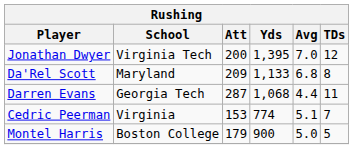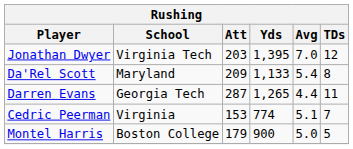(236, 54) 200 -> (236, 54) 203
(307, 74) 6.8 -> (307, 74) 5.4
(271, 94) 1,068 -> (271, 94) 1,265
